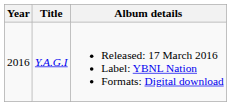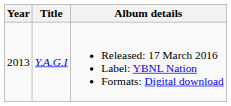(18, 62) 2016 -> (18, 62) 2013
